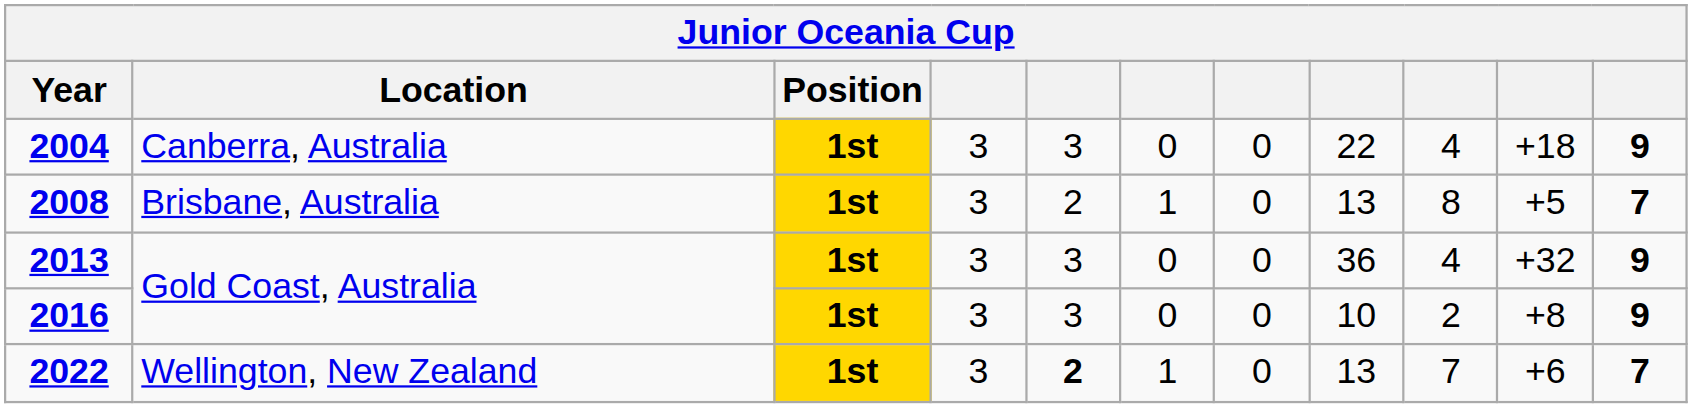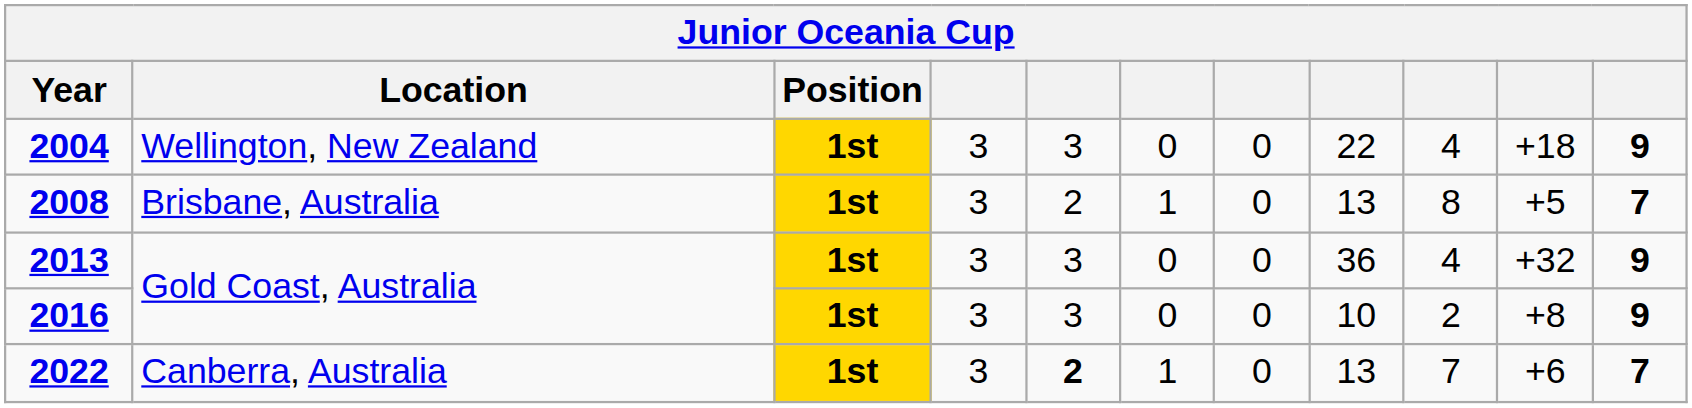(294, 145) Canberra, Australia -> (339, 145) Wellington, New Zealand
(339, 372) Wellington, New Zealand -> (294, 372) Canberra, Australia
